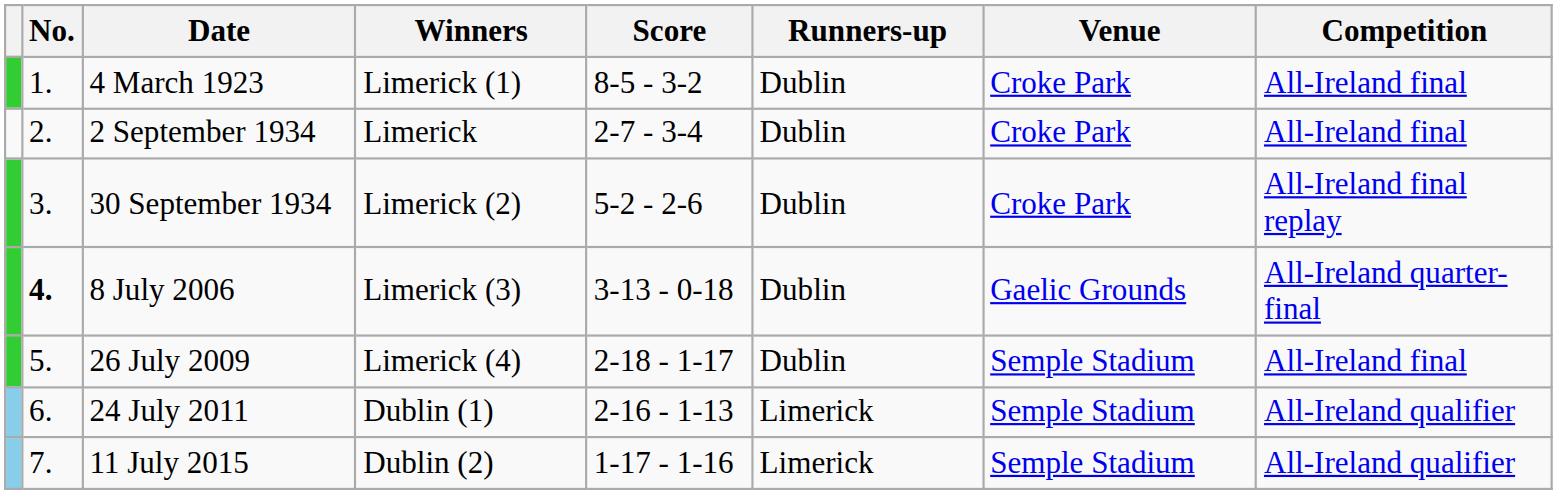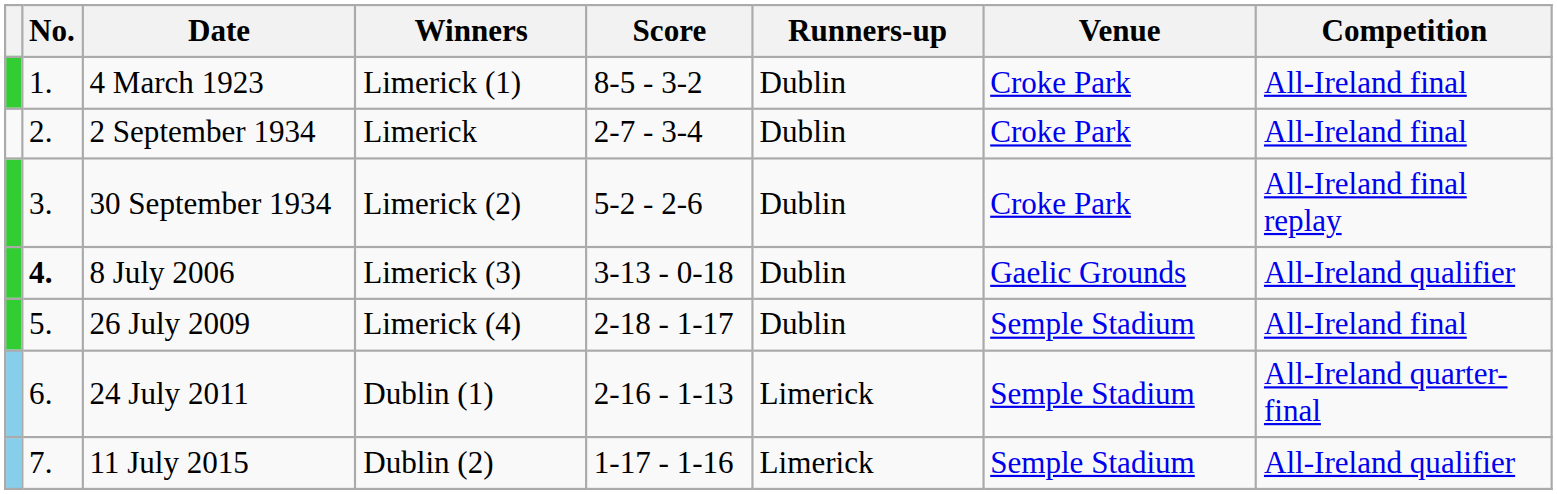(1386, 290) All-Ireland quarter-final -> (1390, 272) All-Ireland qualifier
(1390, 411) All-Ireland qualifier -> (1386, 393) All-Ireland quarter-final
